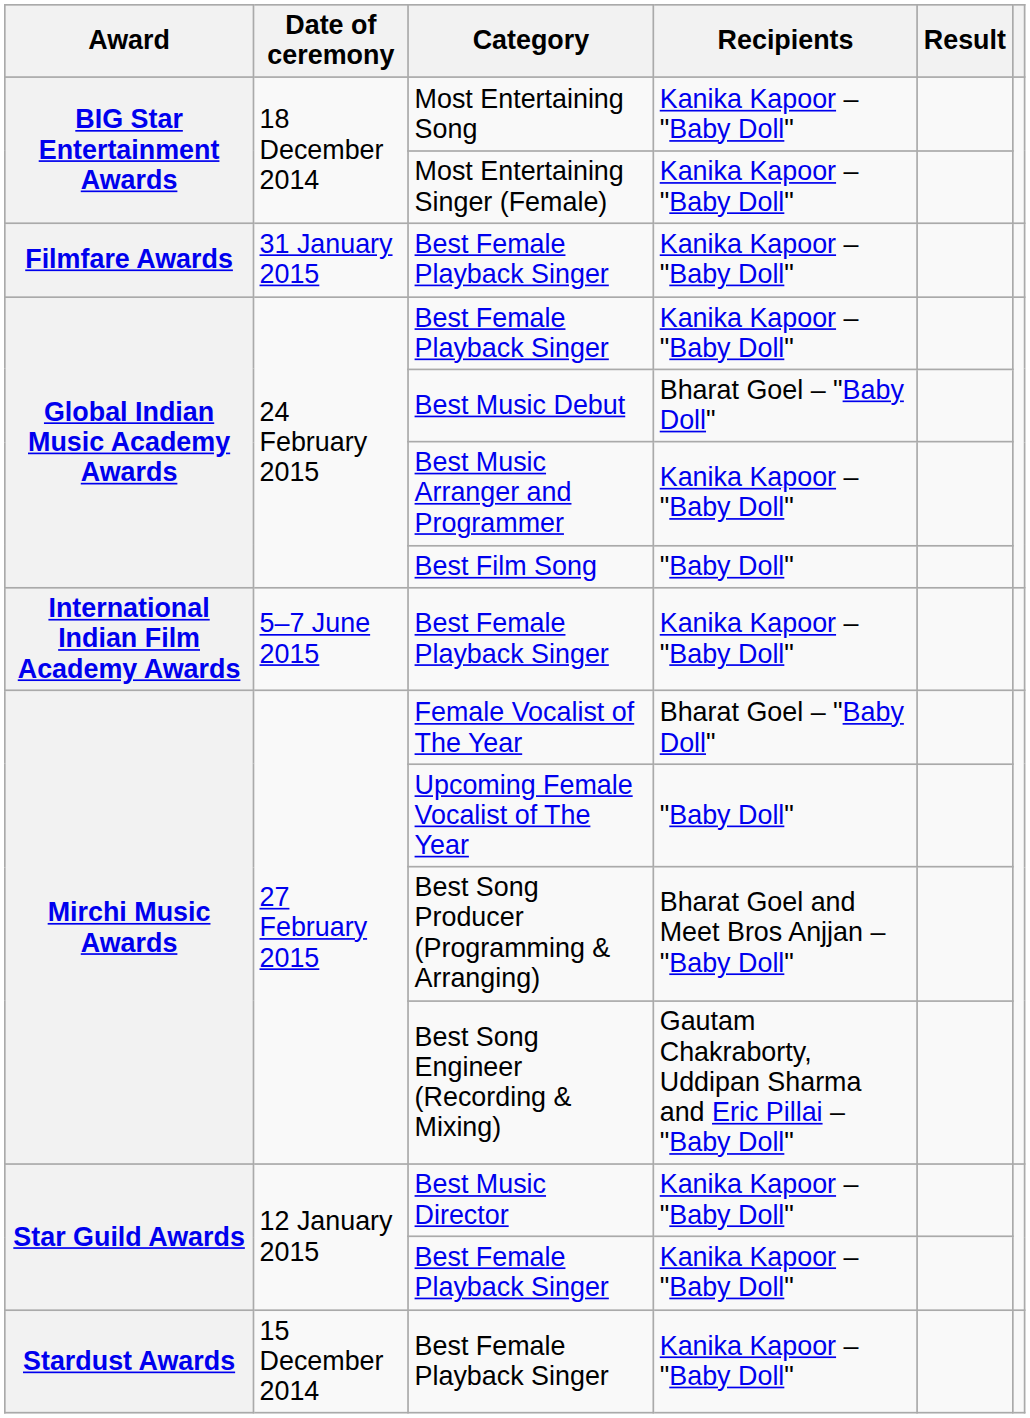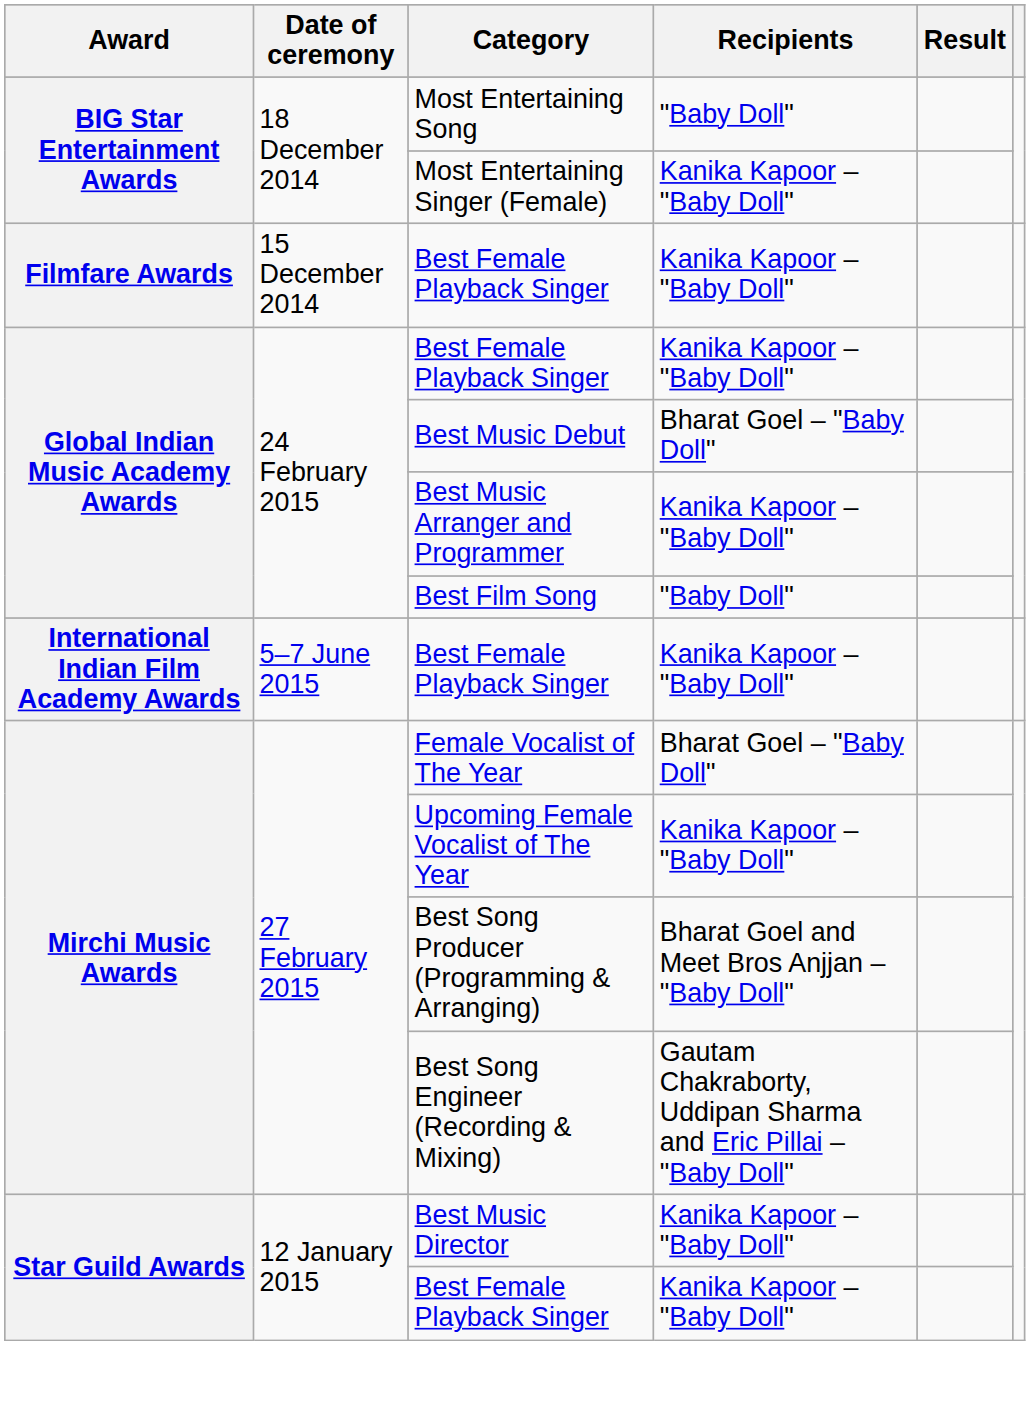(759, 113) Kanika Kapoor – "Baby Doll" -> (727, 113) "Baby Doll"
(326, 259) 31 January 2015 -> (322, 274) 15 December 2014
(727, 814) "Baby Doll" -> (759, 845) Kanika Kapoor – "Baby Doll"
- row: (129, 1360)
